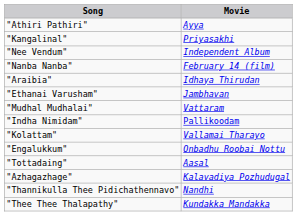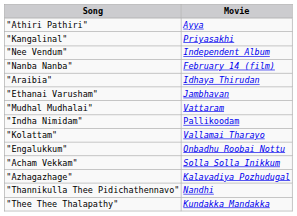+ row: (42, 163)
- row: (37, 163)
